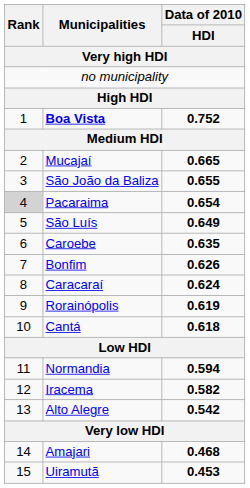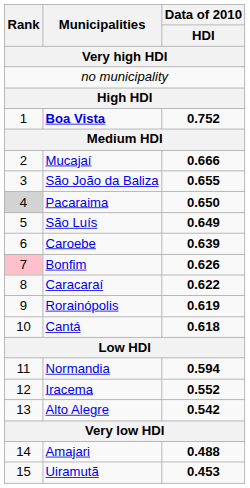(203, 160) 0.665 -> (203, 160) 0.666
(203, 202) 0.654 -> (203, 202) 0.650
(203, 243) 0.635 -> (203, 243) 0.639
(23, 264) no background -> (23, 264) pink background
(203, 285) 0.624 -> (203, 285) 0.622
(203, 389) 0.582 -> (203, 389) 0.552
(203, 451) 0.468 -> (203, 451) 0.488
